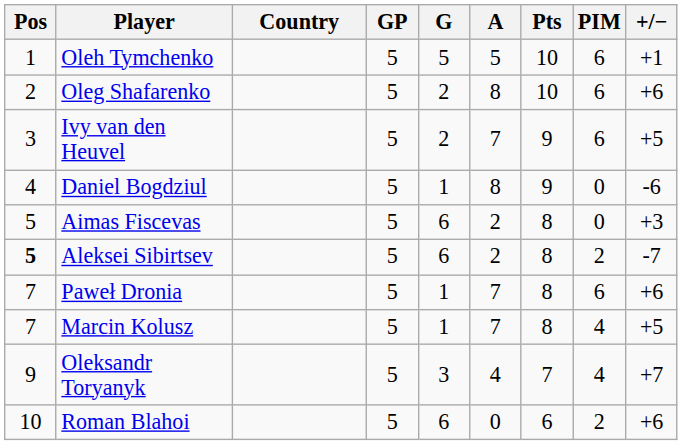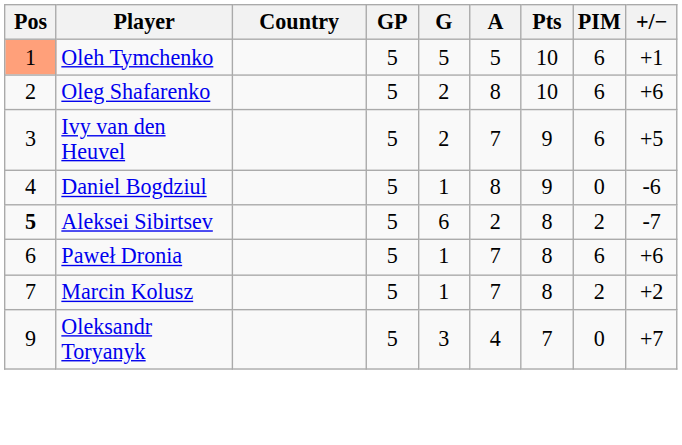(30, 57) no background -> (30, 57) lightsalmon background
- row: (131, 221)
(30, 291) 7 -> (30, 256) 6
(599, 326) 4 -> (599, 291) 2
(652, 326) +5 -> (652, 291) +2
(599, 374) 4 -> (599, 339) 0
- row: (125, 421)
